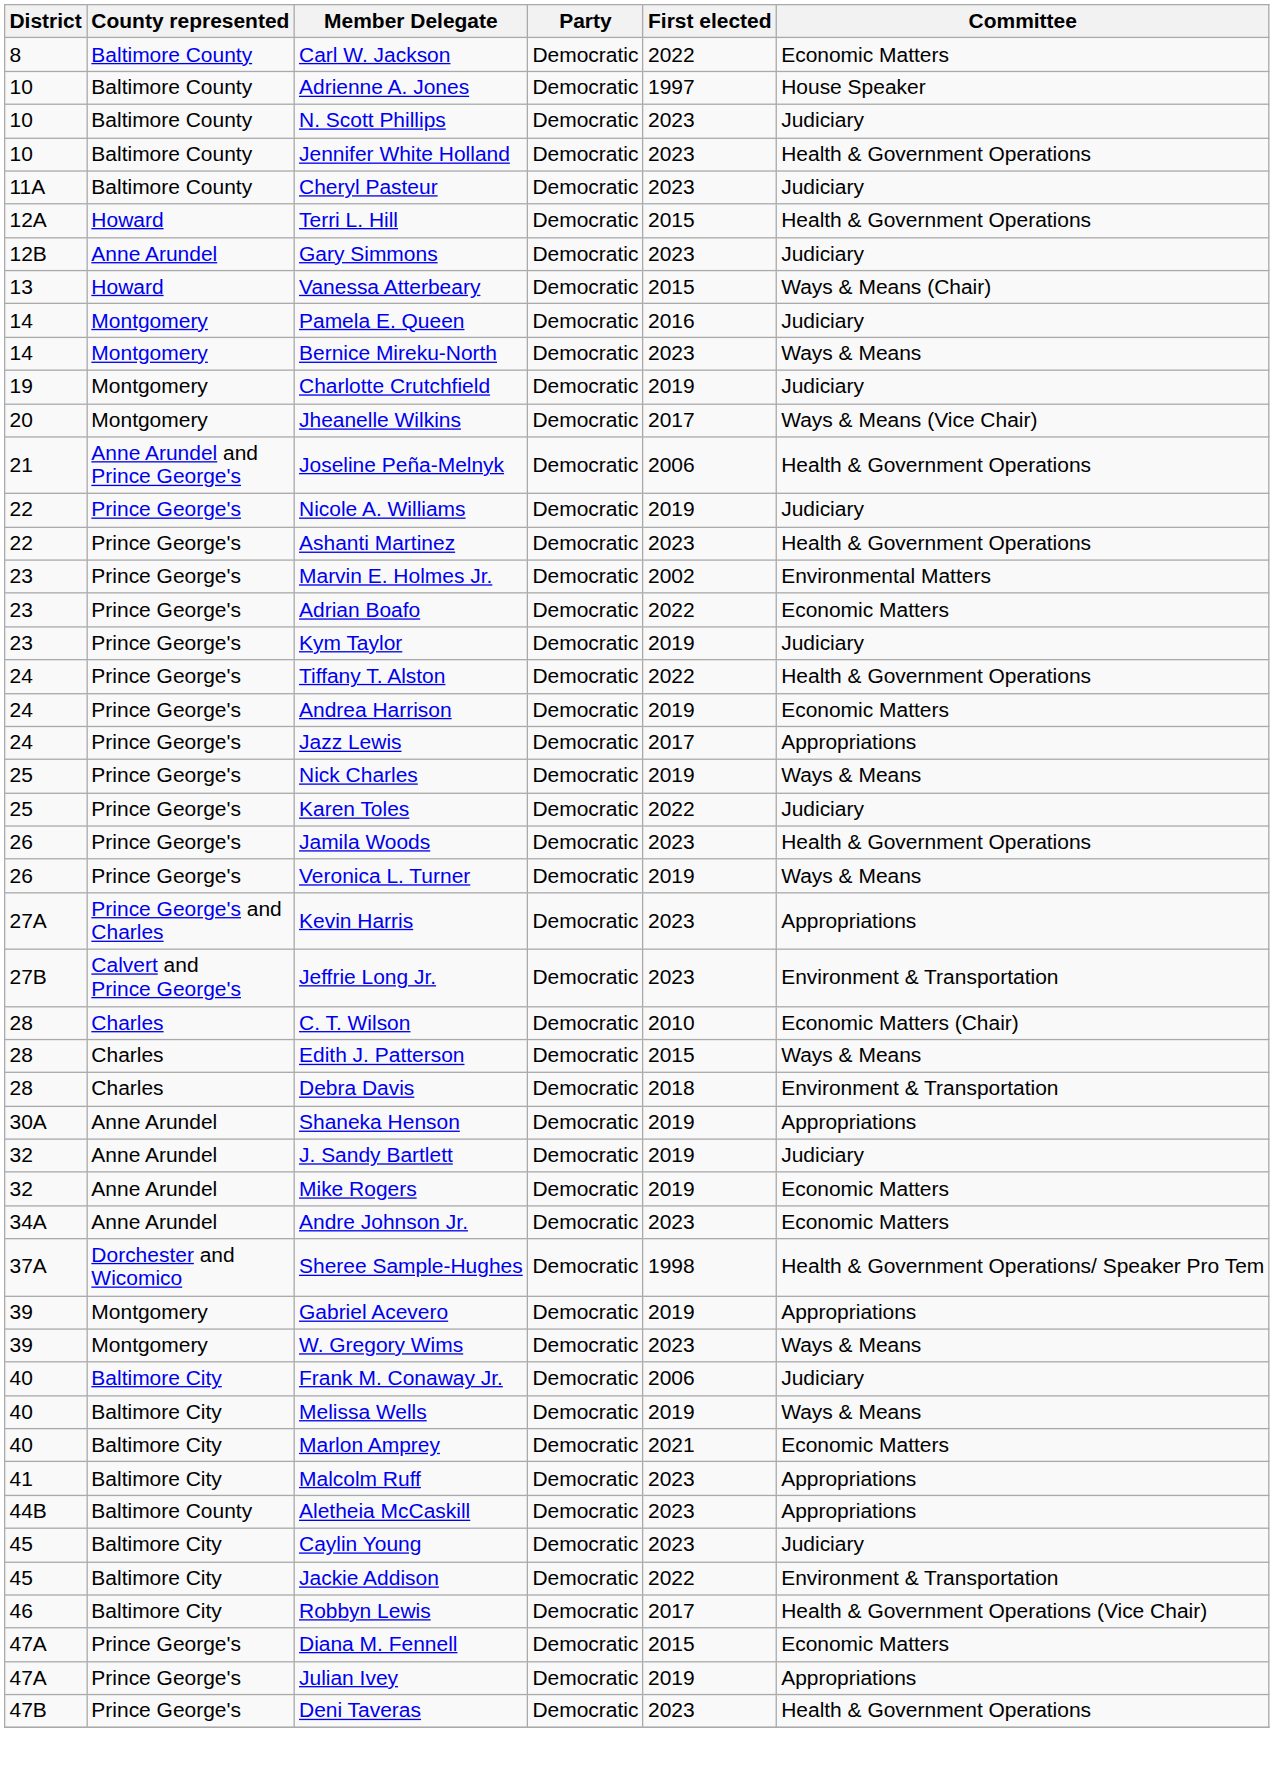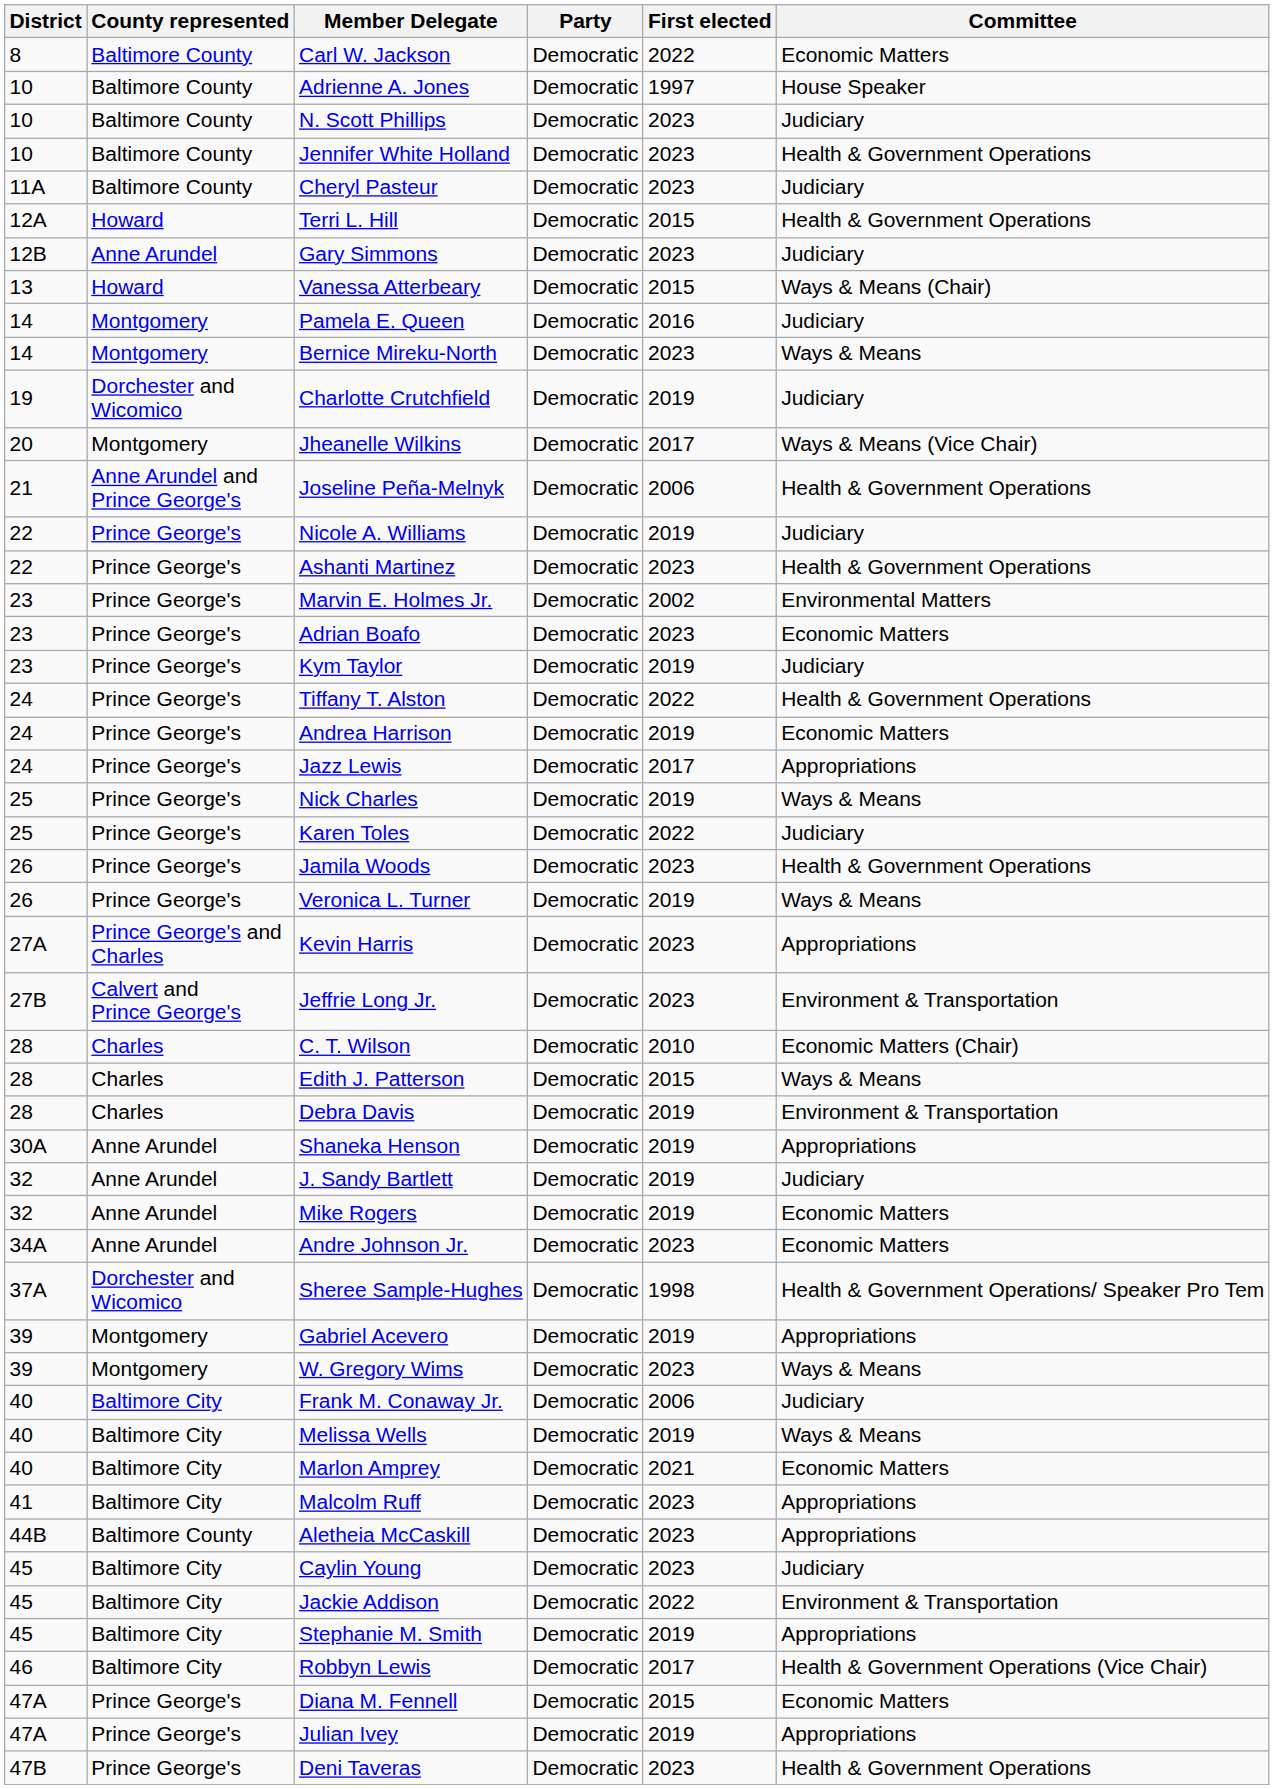(150, 386) Montgomery -> (163, 398) Dorchester and Wicomico
(671, 609) 2022 -> (671, 633) 2023
(671, 1089) 2018 -> (671, 1112) 2019
+ row: (390, 1634)
